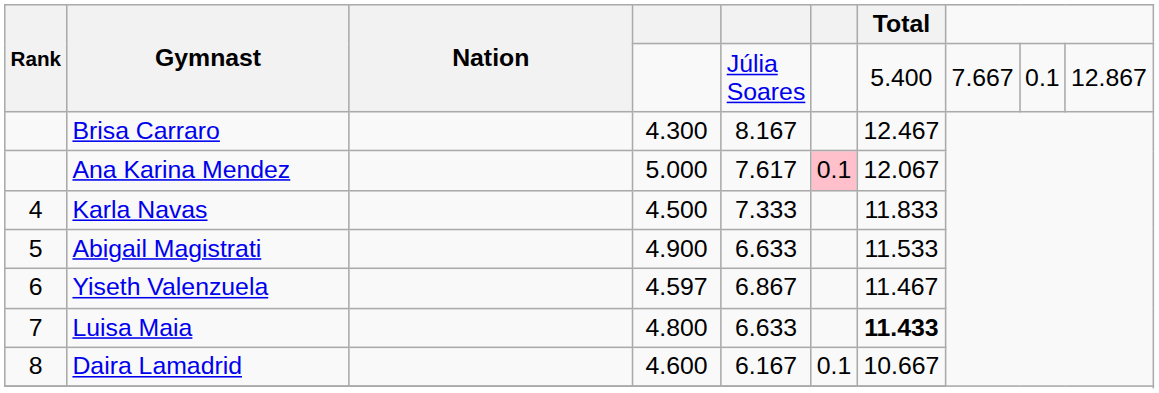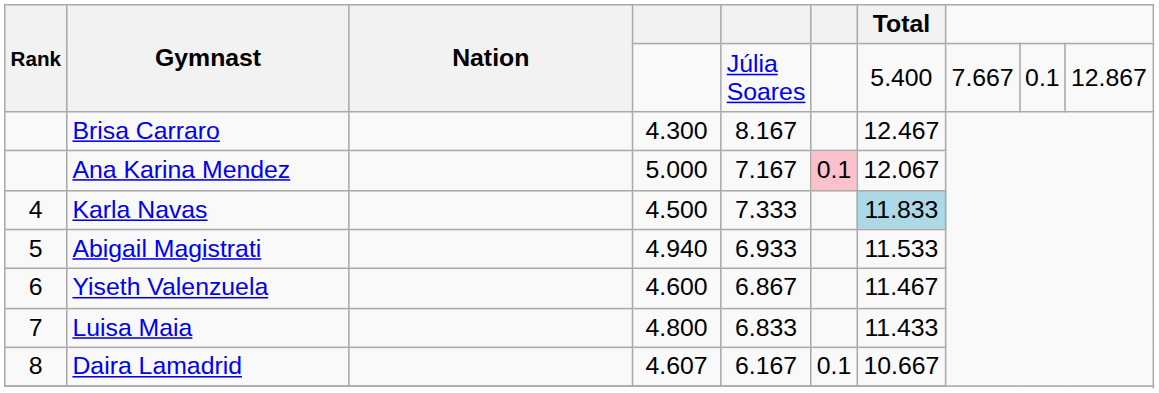(766, 170) 7.617 -> (766, 170) 7.167
(901, 209) no background -> (901, 209) lightblue background
(677, 248) 4.900 -> (677, 248) 4.940
(766, 248) 6.633 -> (766, 248) 6.933
(677, 288) 4.597 -> (677, 288) 4.600
(766, 327) 6.633 -> (766, 327) 6.833
(901, 327) bold -> (901, 327) normal
(677, 366) 4.600 -> (677, 366) 4.607
